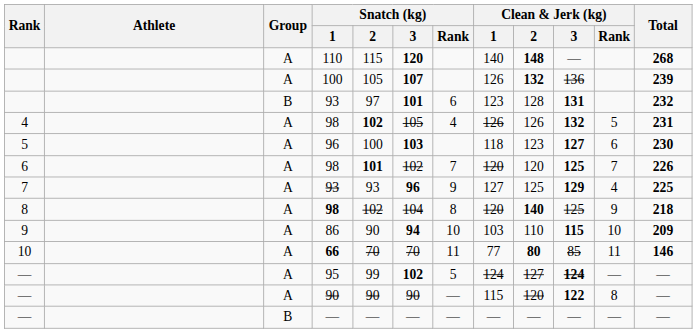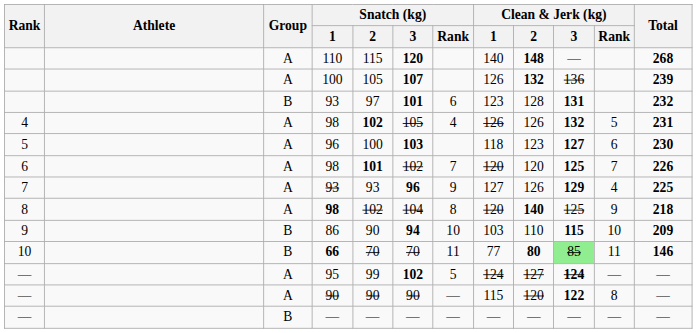(534, 187) 125 -> (534, 187) 126
(288, 230) A -> (288, 230) B
(288, 252) A -> (288, 252) B
(574, 252) no background -> (574, 252) lightgreen background
